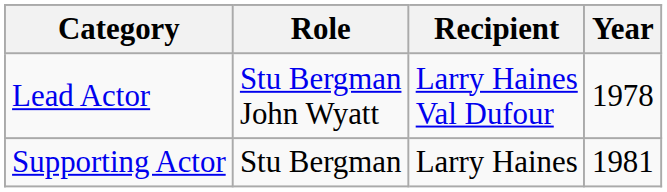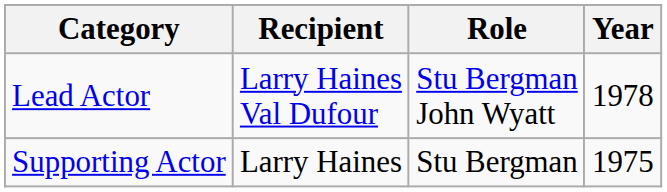columns swapped: (497, 28) <-> (321, 28)
(623, 161) 1981 -> (623, 161) 1975
